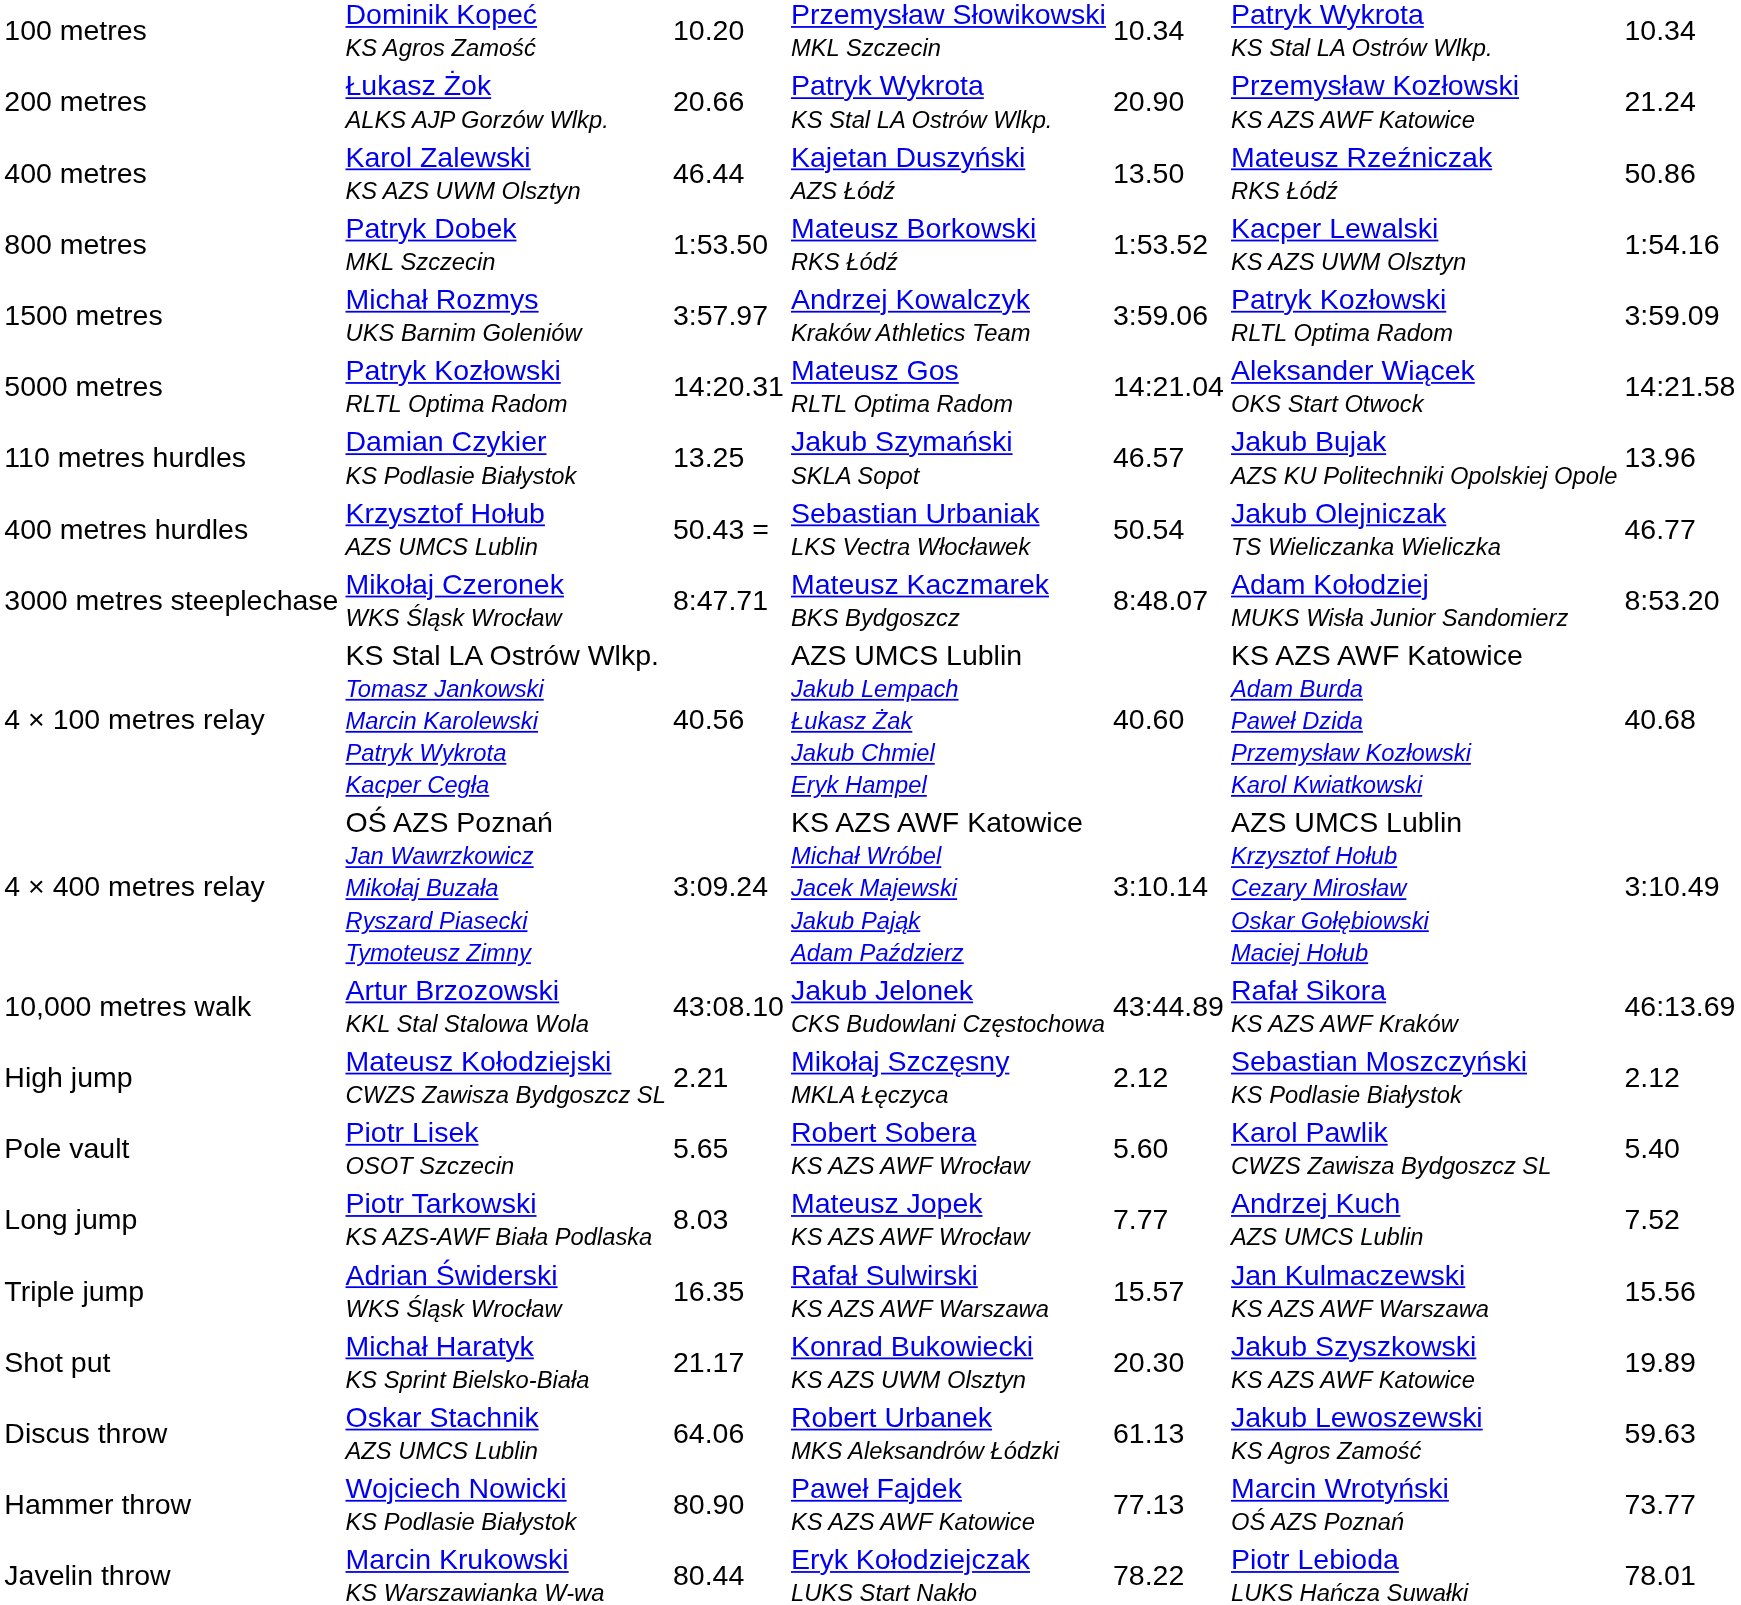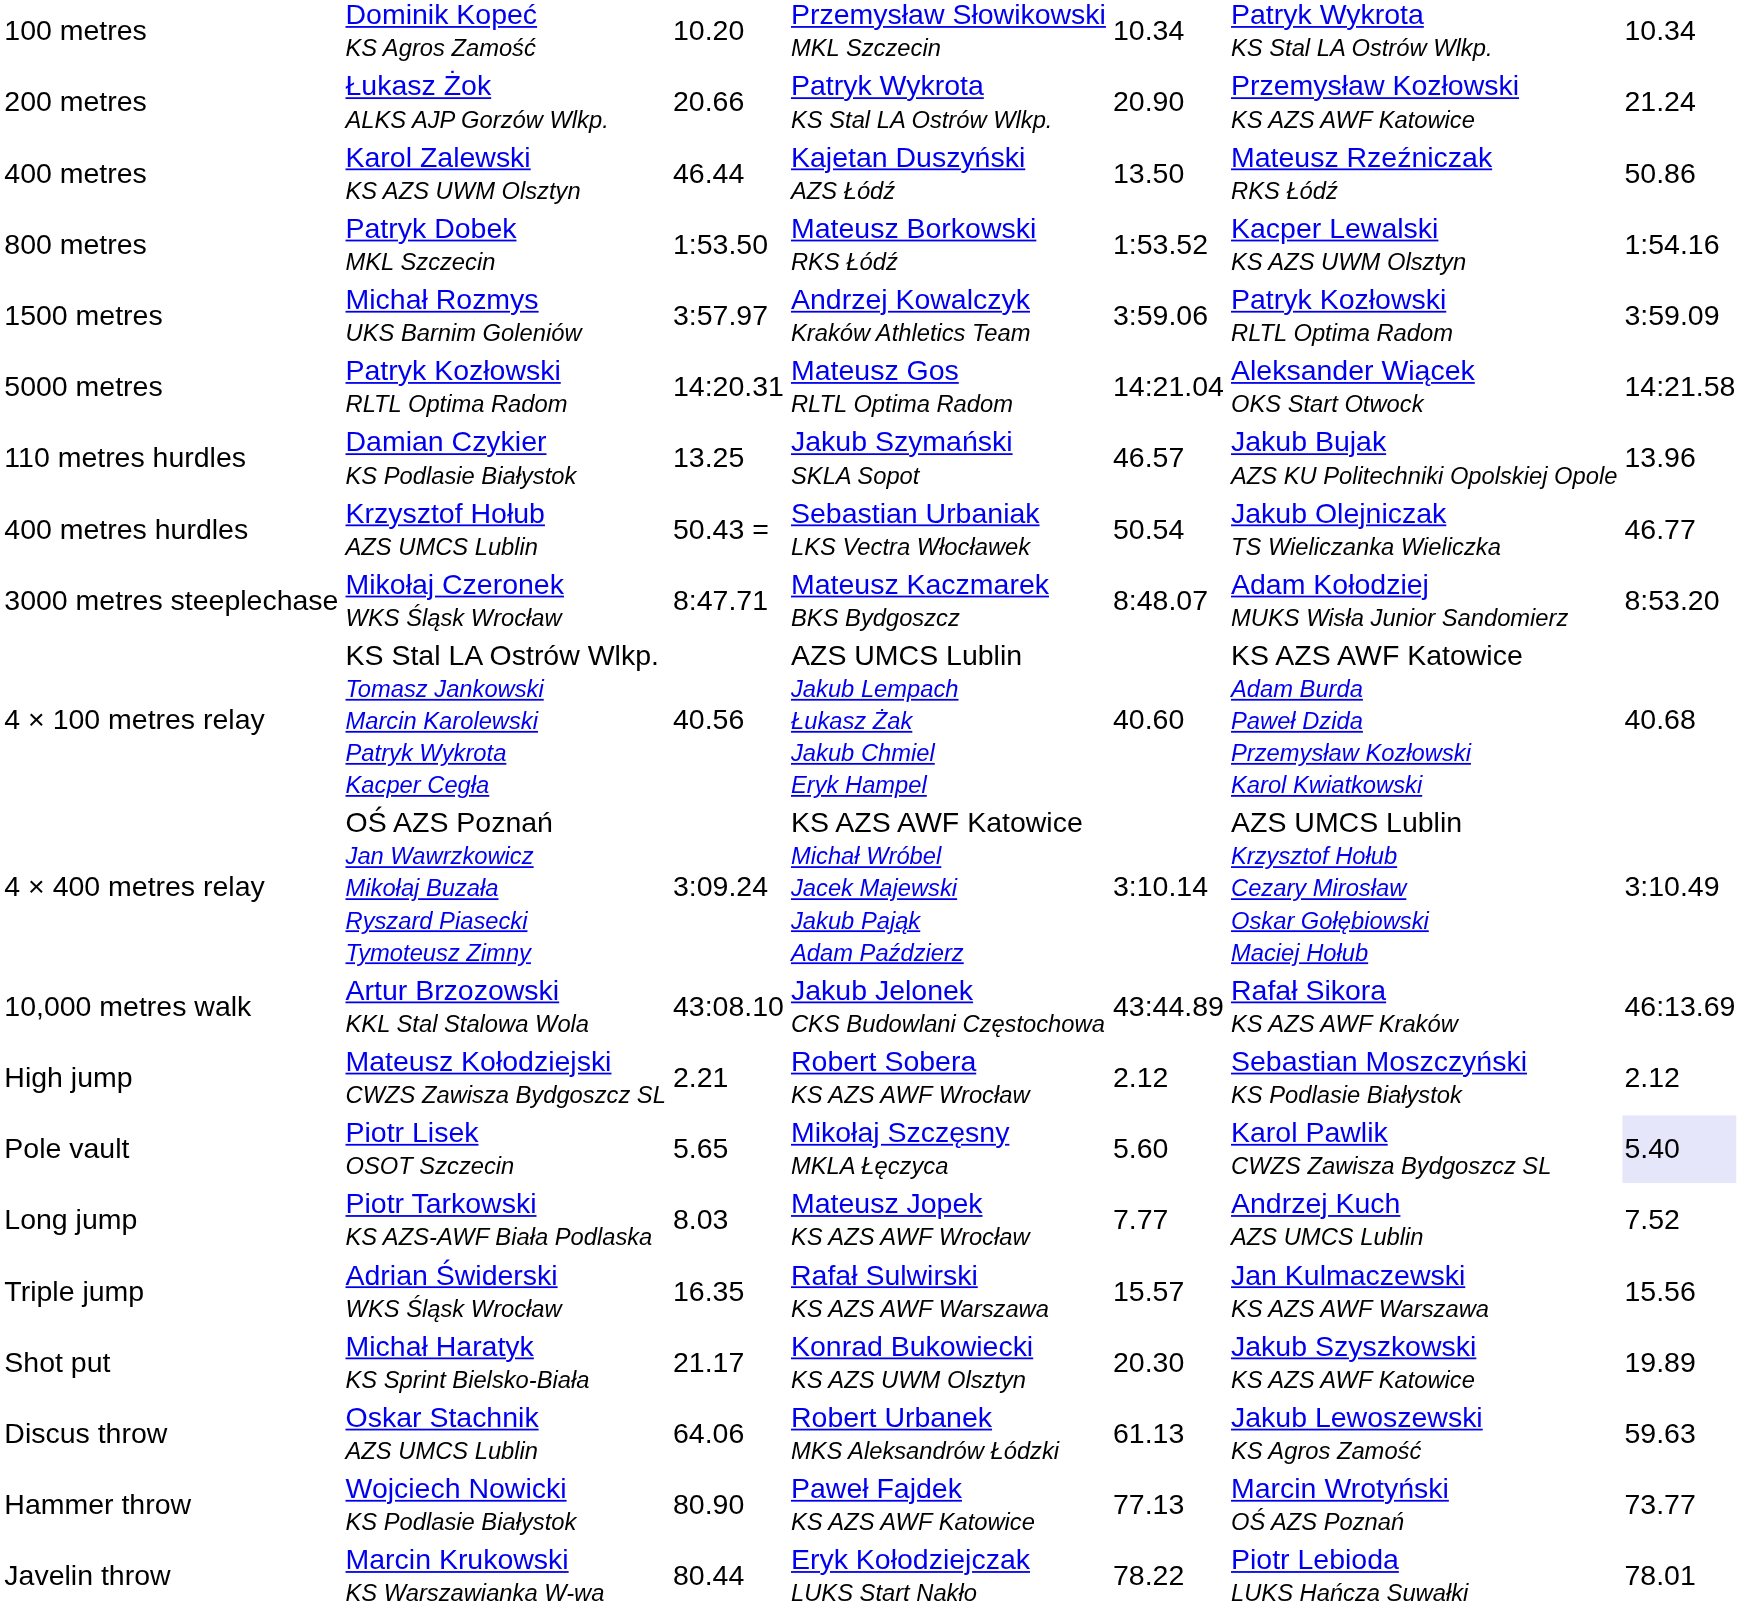(900, 1077) Mikołaj Szczęsny MKLA Łęczyca -> (910, 1077) Robert Sobera KS AZS AWF Wrocław
(910, 1148) Robert Sobera KS AZS AWF Wrocław -> (900, 1148) Mikołaj Szczęsny MKLA Łęczyca
(1652, 1148) no background -> (1652, 1148) lavender background
